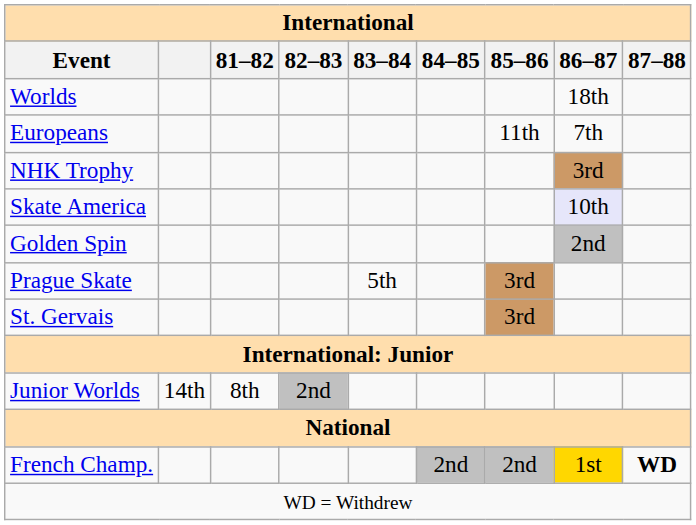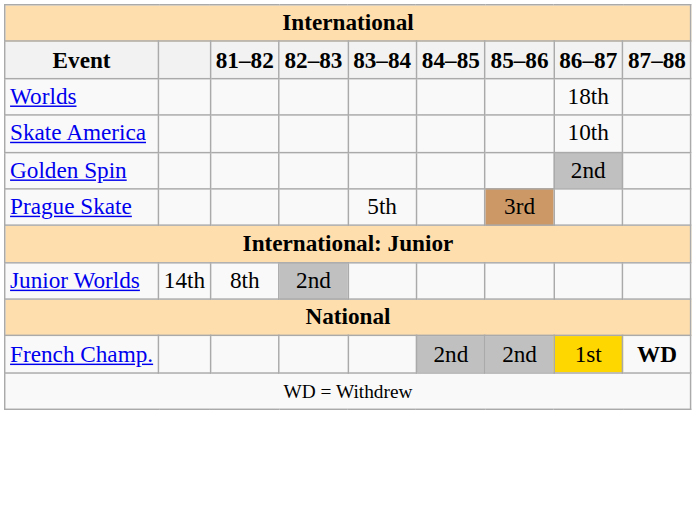- row: (59, 133)
- row: (72, 170)
(588, 206) lavender background -> (588, 133) no background
- row: (62, 317)
